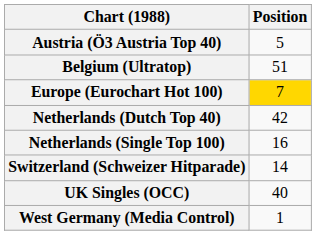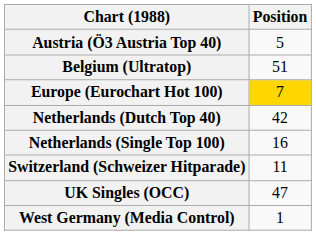(280, 167) 14 -> (280, 167) 11
(280, 192) 40 -> (280, 192) 47
